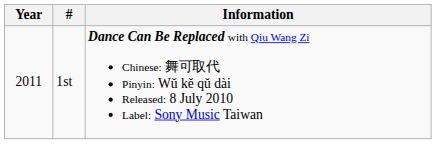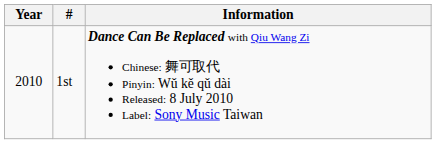(29, 82) 2011 -> (29, 82) 2010
